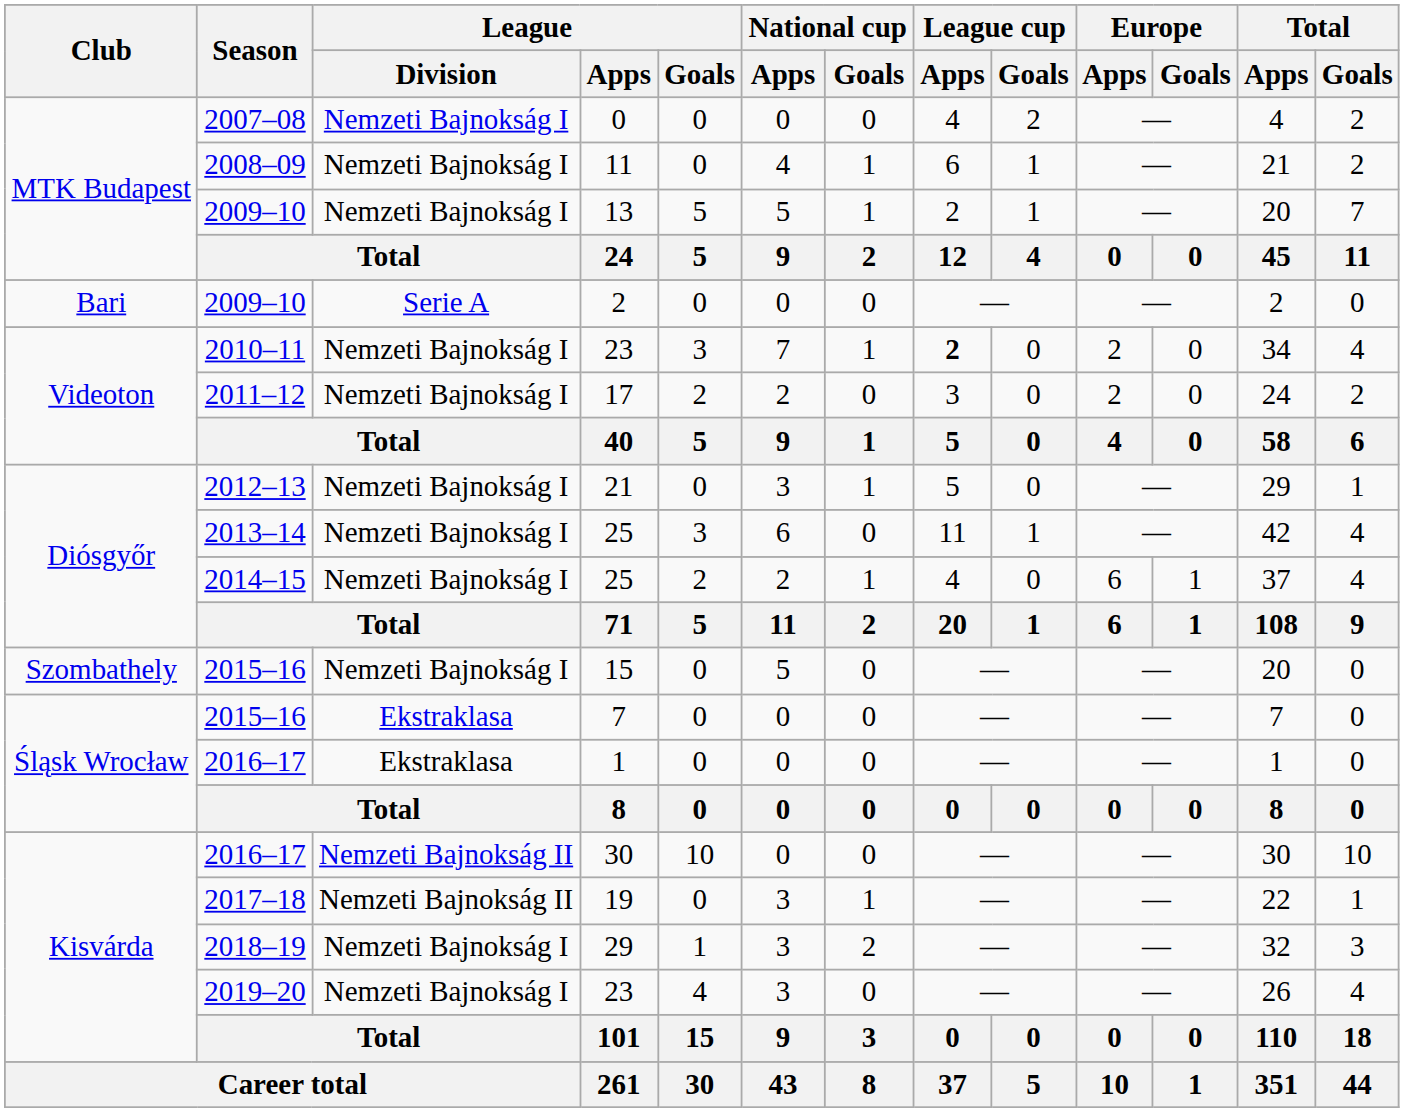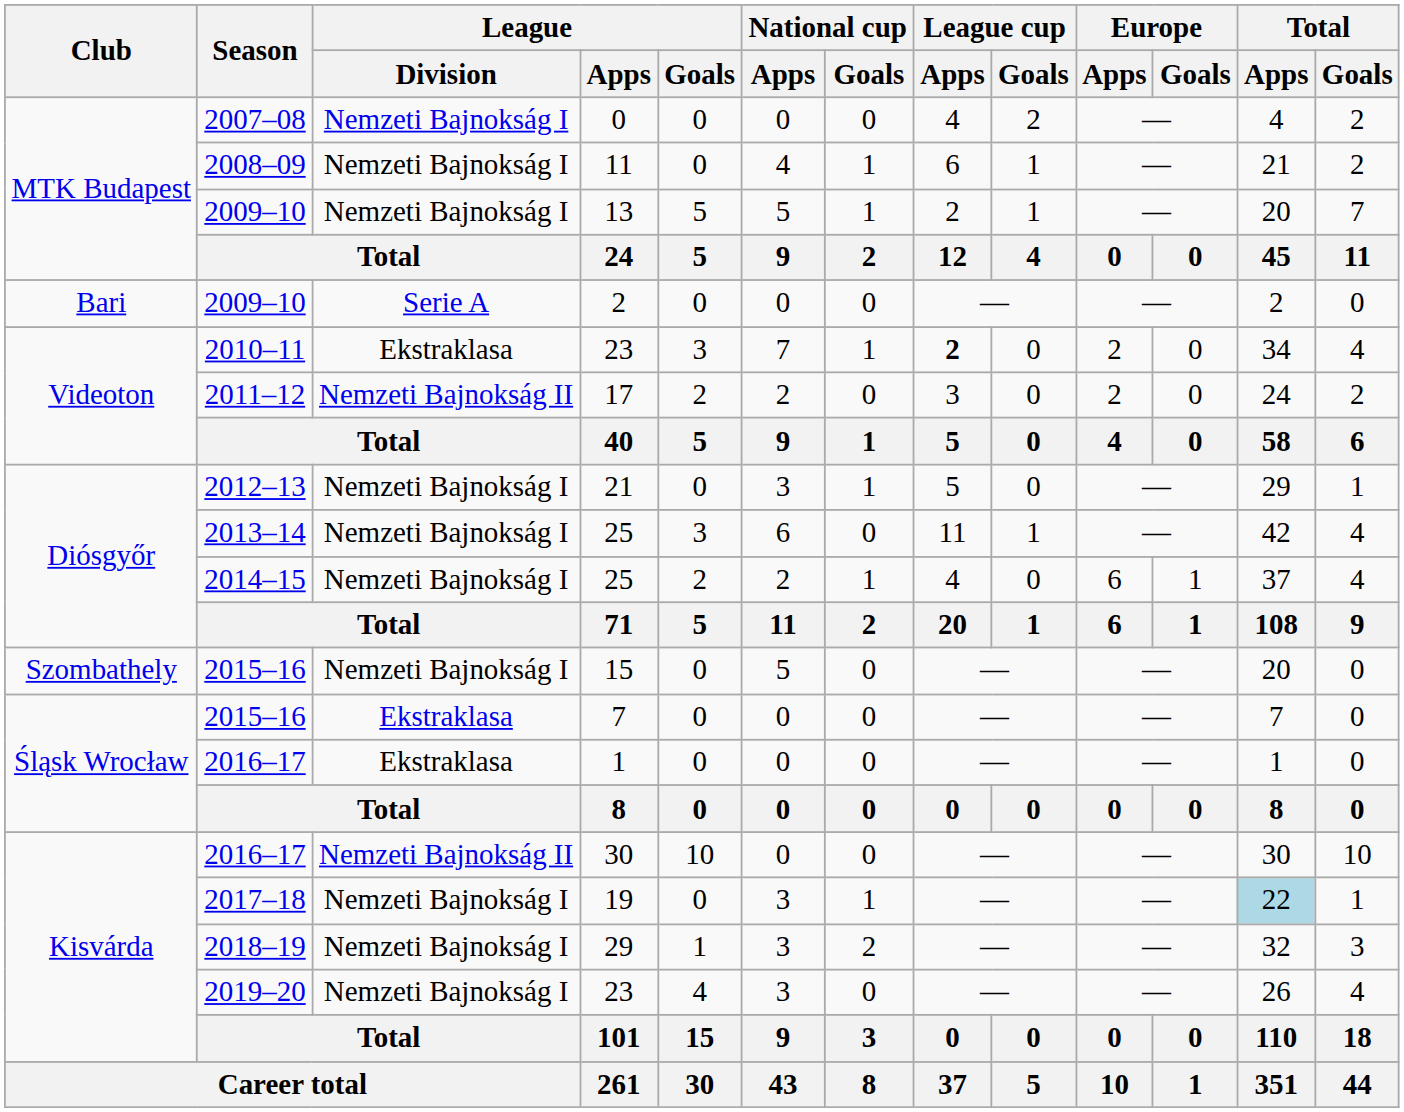(446, 348) Nemzeti Bajnokság I -> (446, 348) Ekstraklasa
(446, 394) Nemzeti Bajnokság I -> (446, 394) Nemzeti Bajnokság II
(446, 900) Nemzeti Bajnokság II -> (446, 900) Nemzeti Bajnokság I
(1276, 900) no background -> (1276, 900) lightblue background
